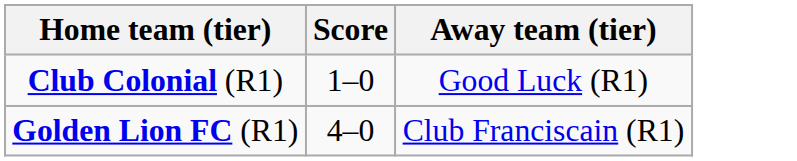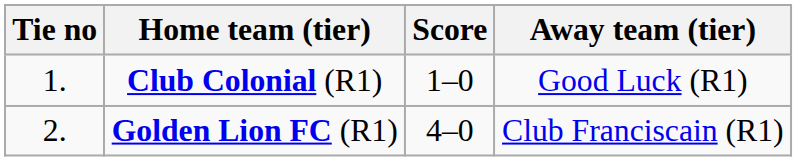+ column: (55, 29)
